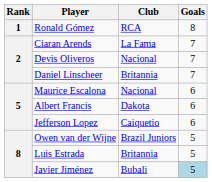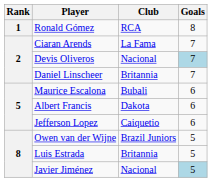(193, 59) no background -> (193, 59) lightblue background
(139, 91) Nacional -> (134, 91) Bubali
(134, 169) Bubali -> (139, 169) Nacional
